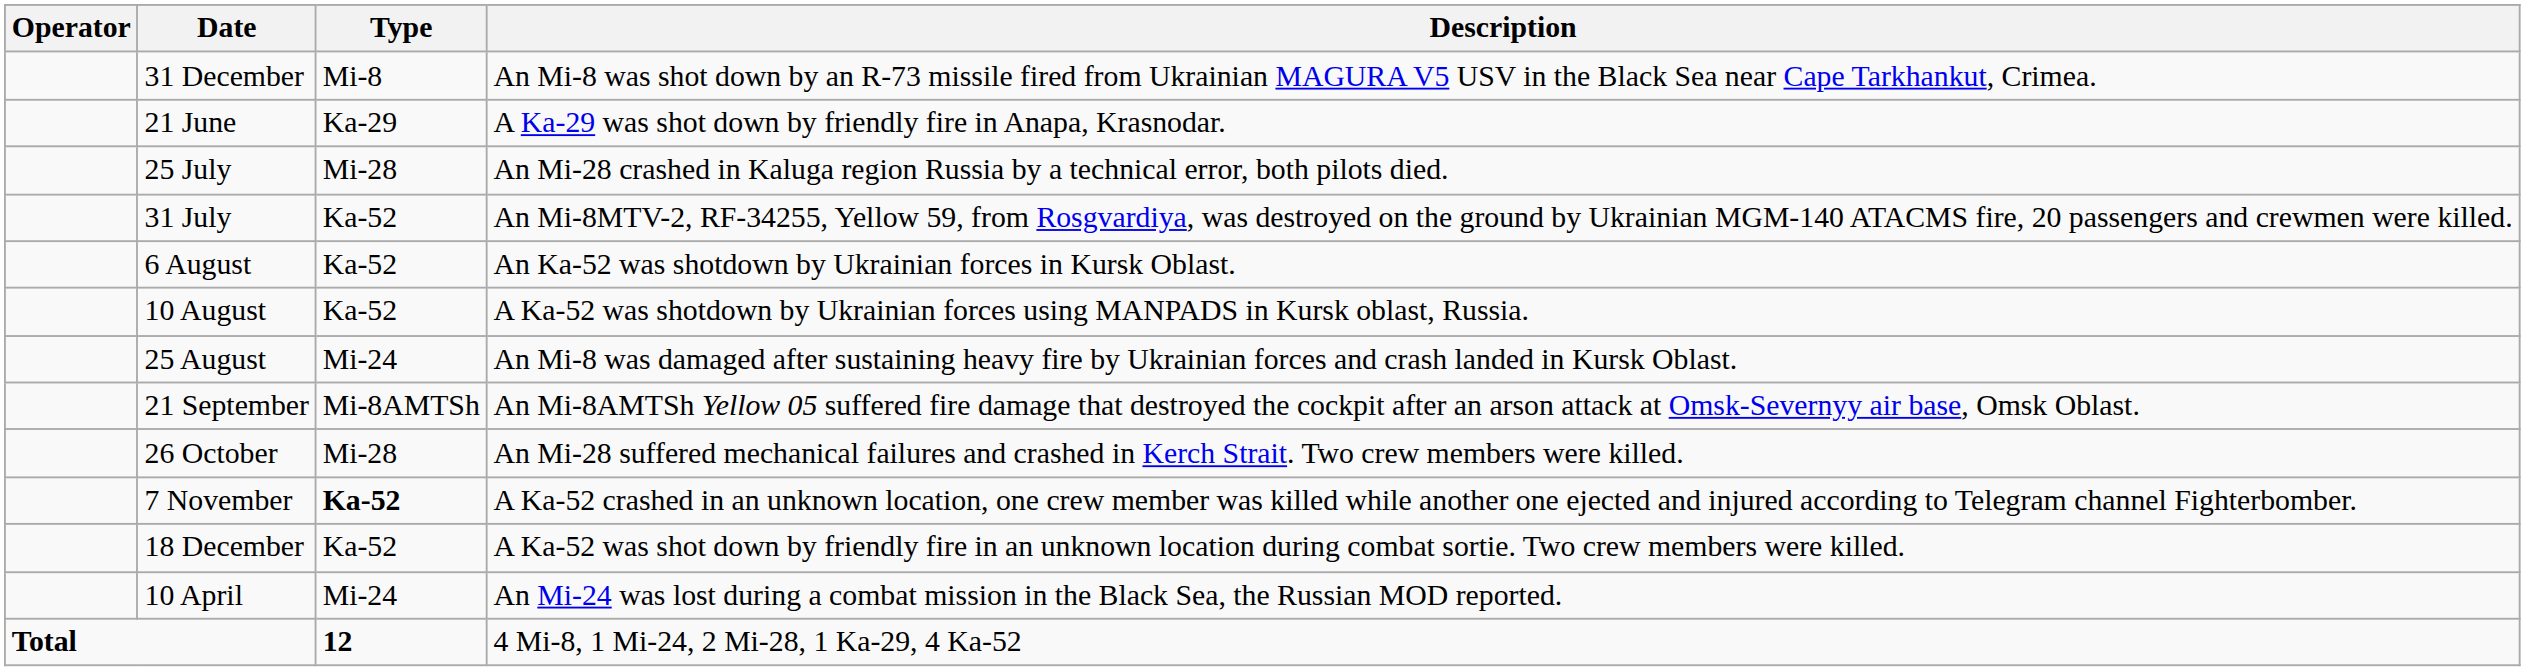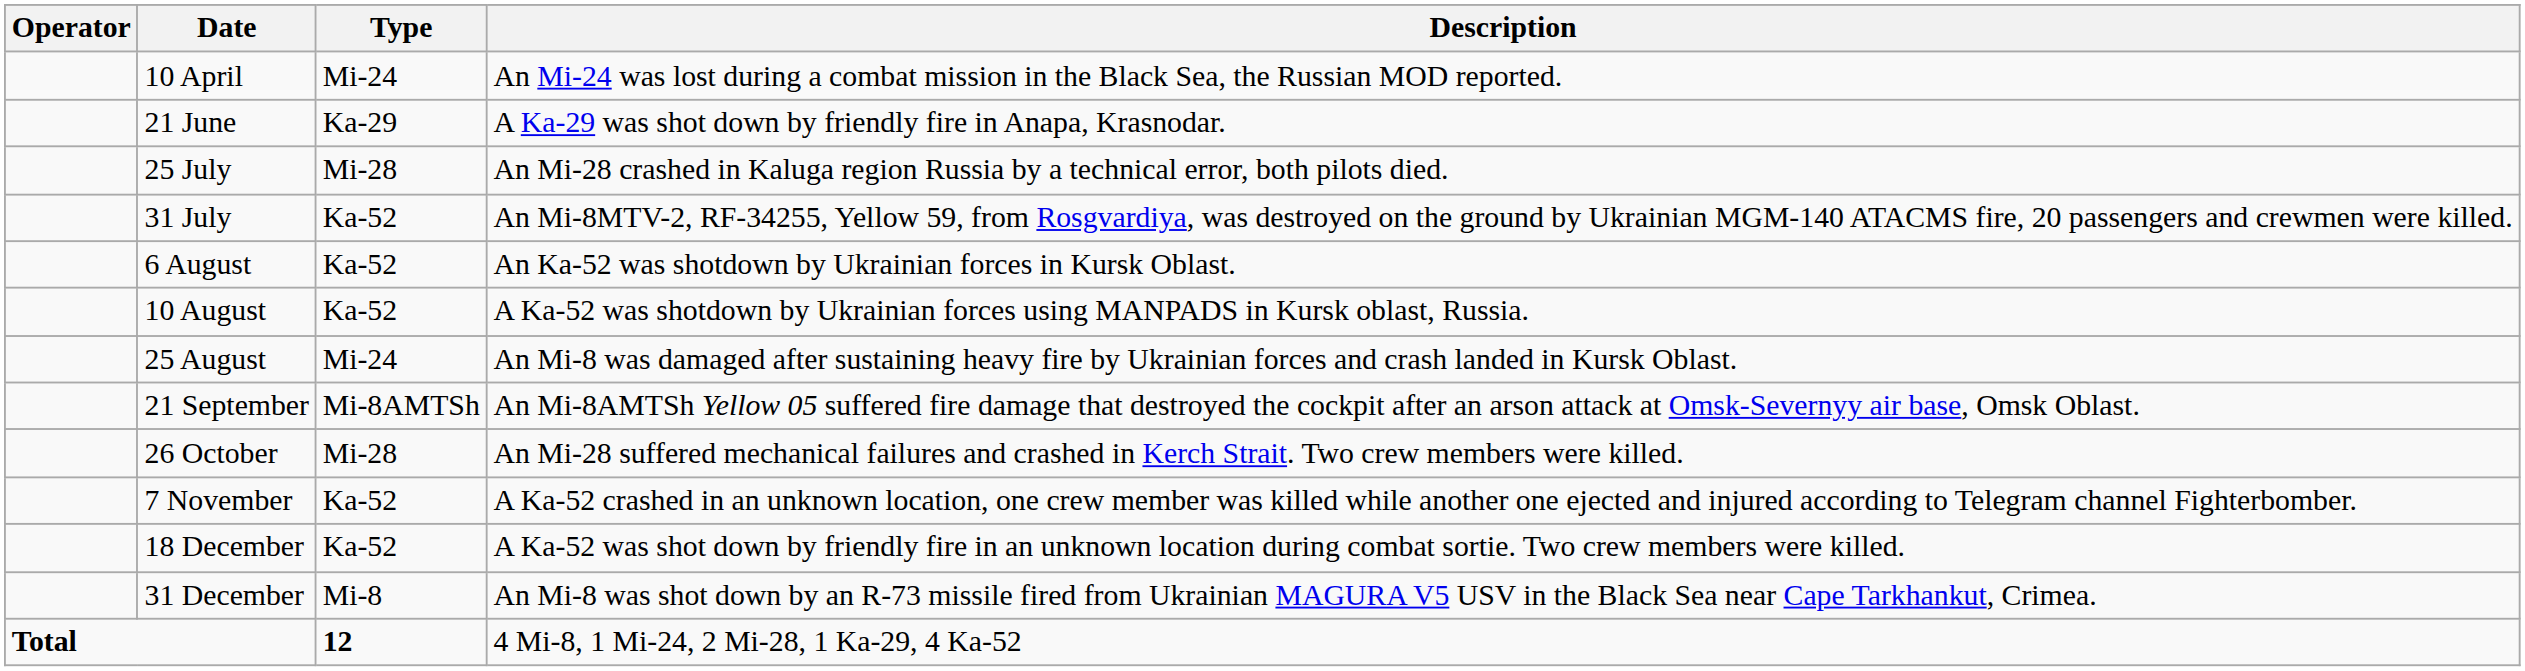rows swapped: (194, 594) <-> (224, 75)
(362, 500) bold -> (360, 500) normal
